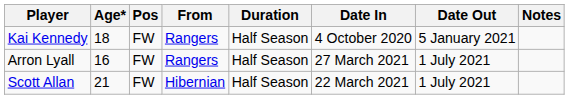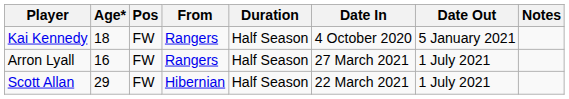(102, 82) 21 -> (102, 82) 29
